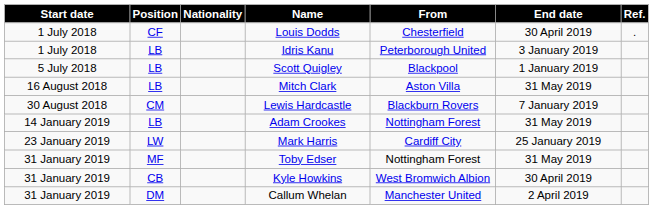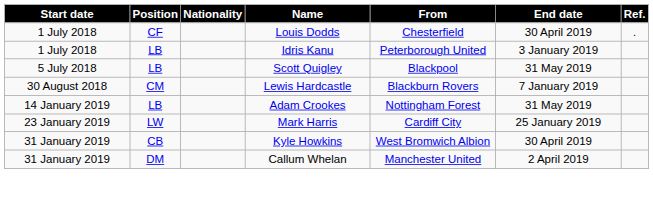(558, 68) 1 January 2019 -> (558, 68) 31 May 2019
- row: (308, 87)
- row: (308, 159)
